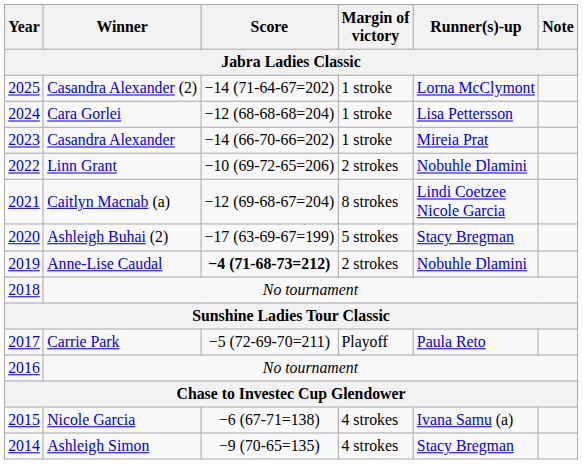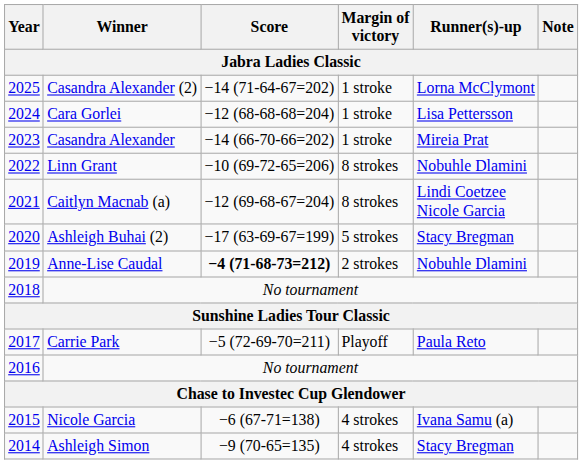(370, 166) 2 strokes -> (370, 166) 8 strokes
